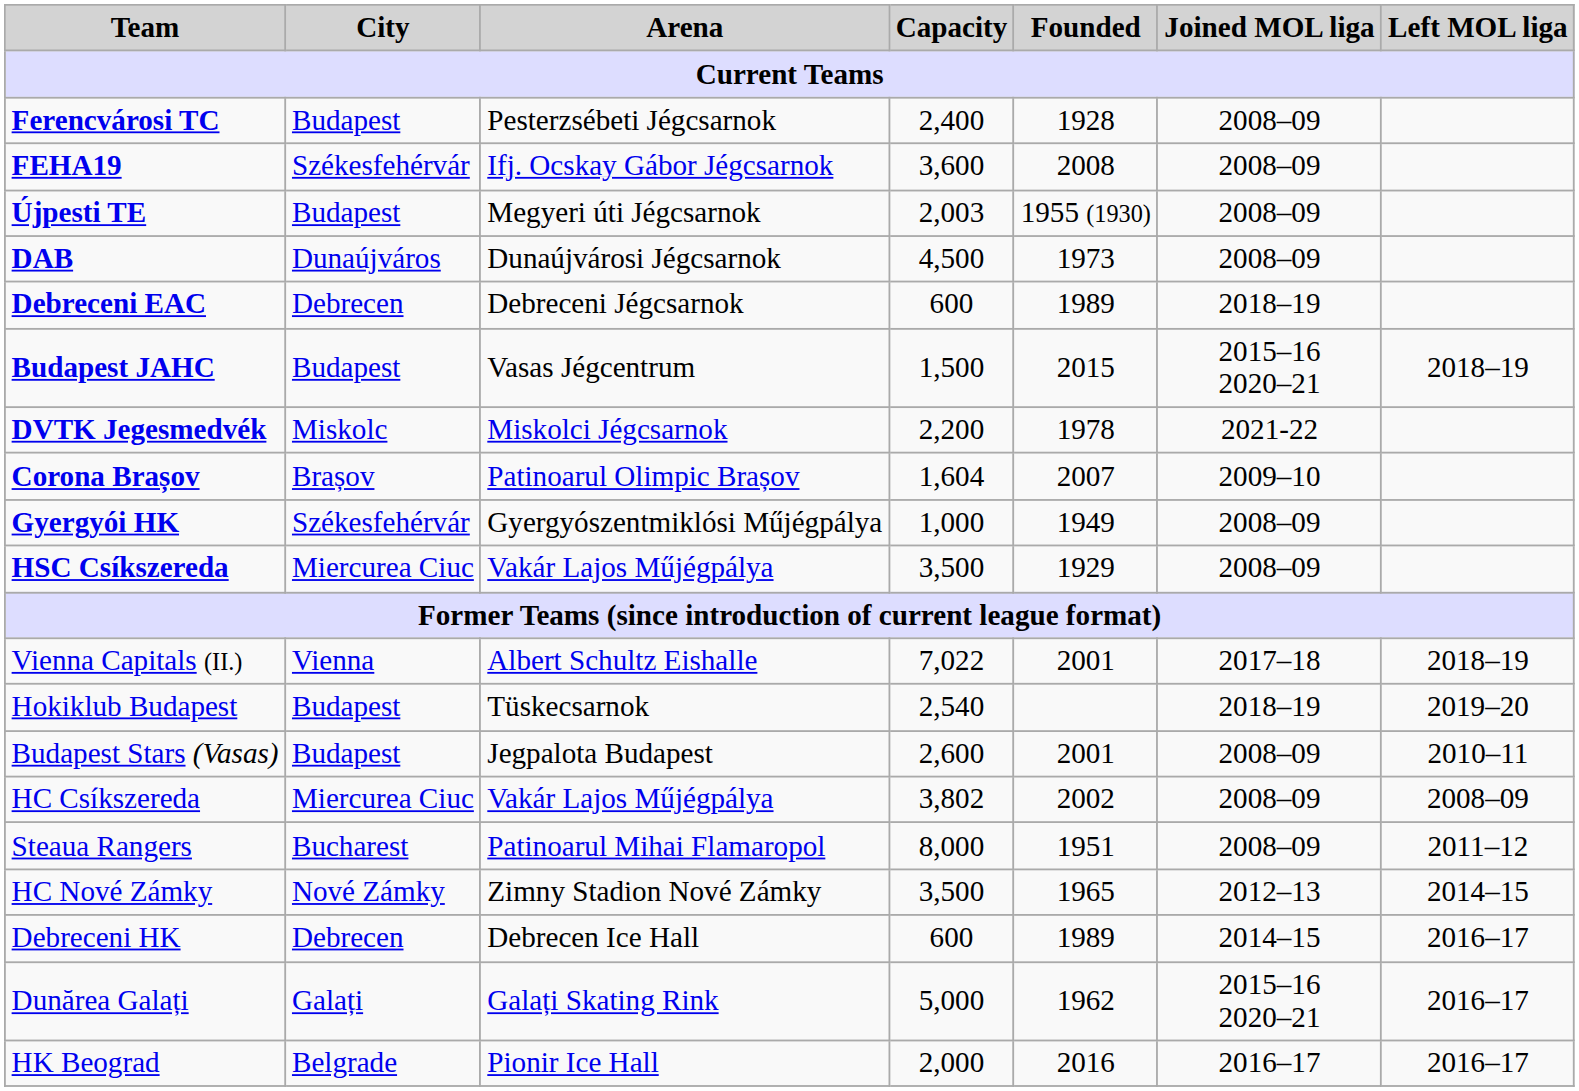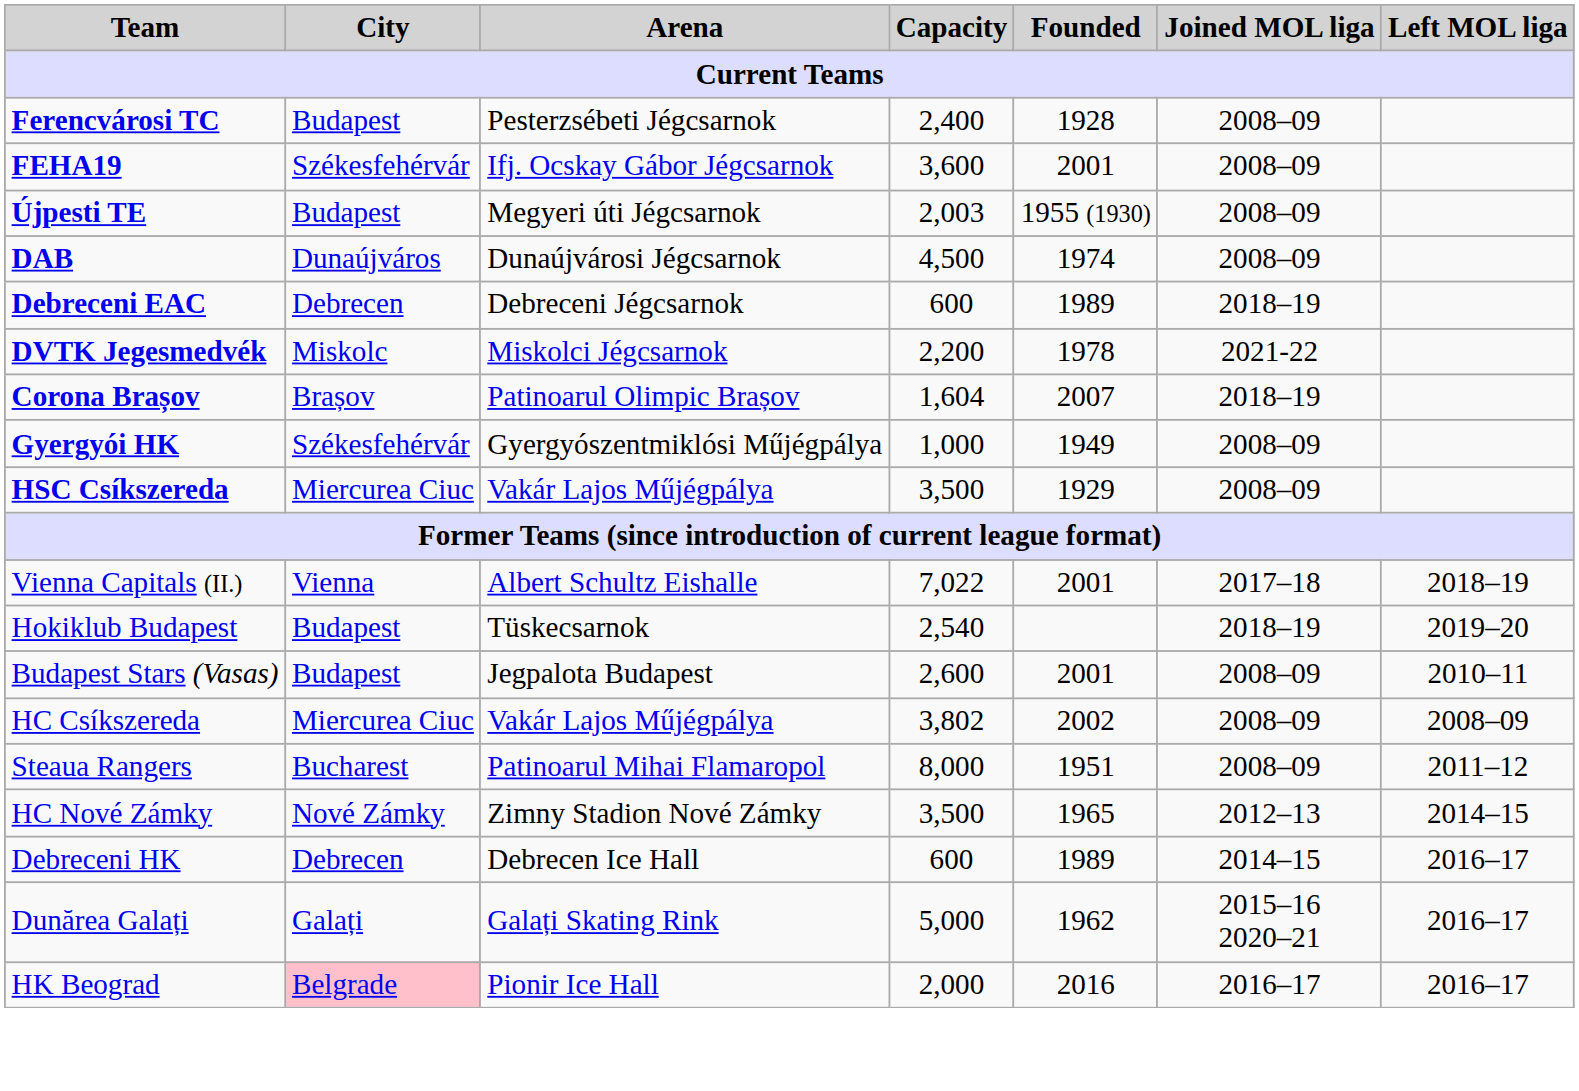(1086, 166) 2008 -> (1086, 166) 2001
(1086, 258) 1973 -> (1086, 258) 1974
- row: (113, 367)
(1269, 475) 2009–10 -> (1269, 397) 2018–19
(345, 1062) no background -> (345, 984) pink background
